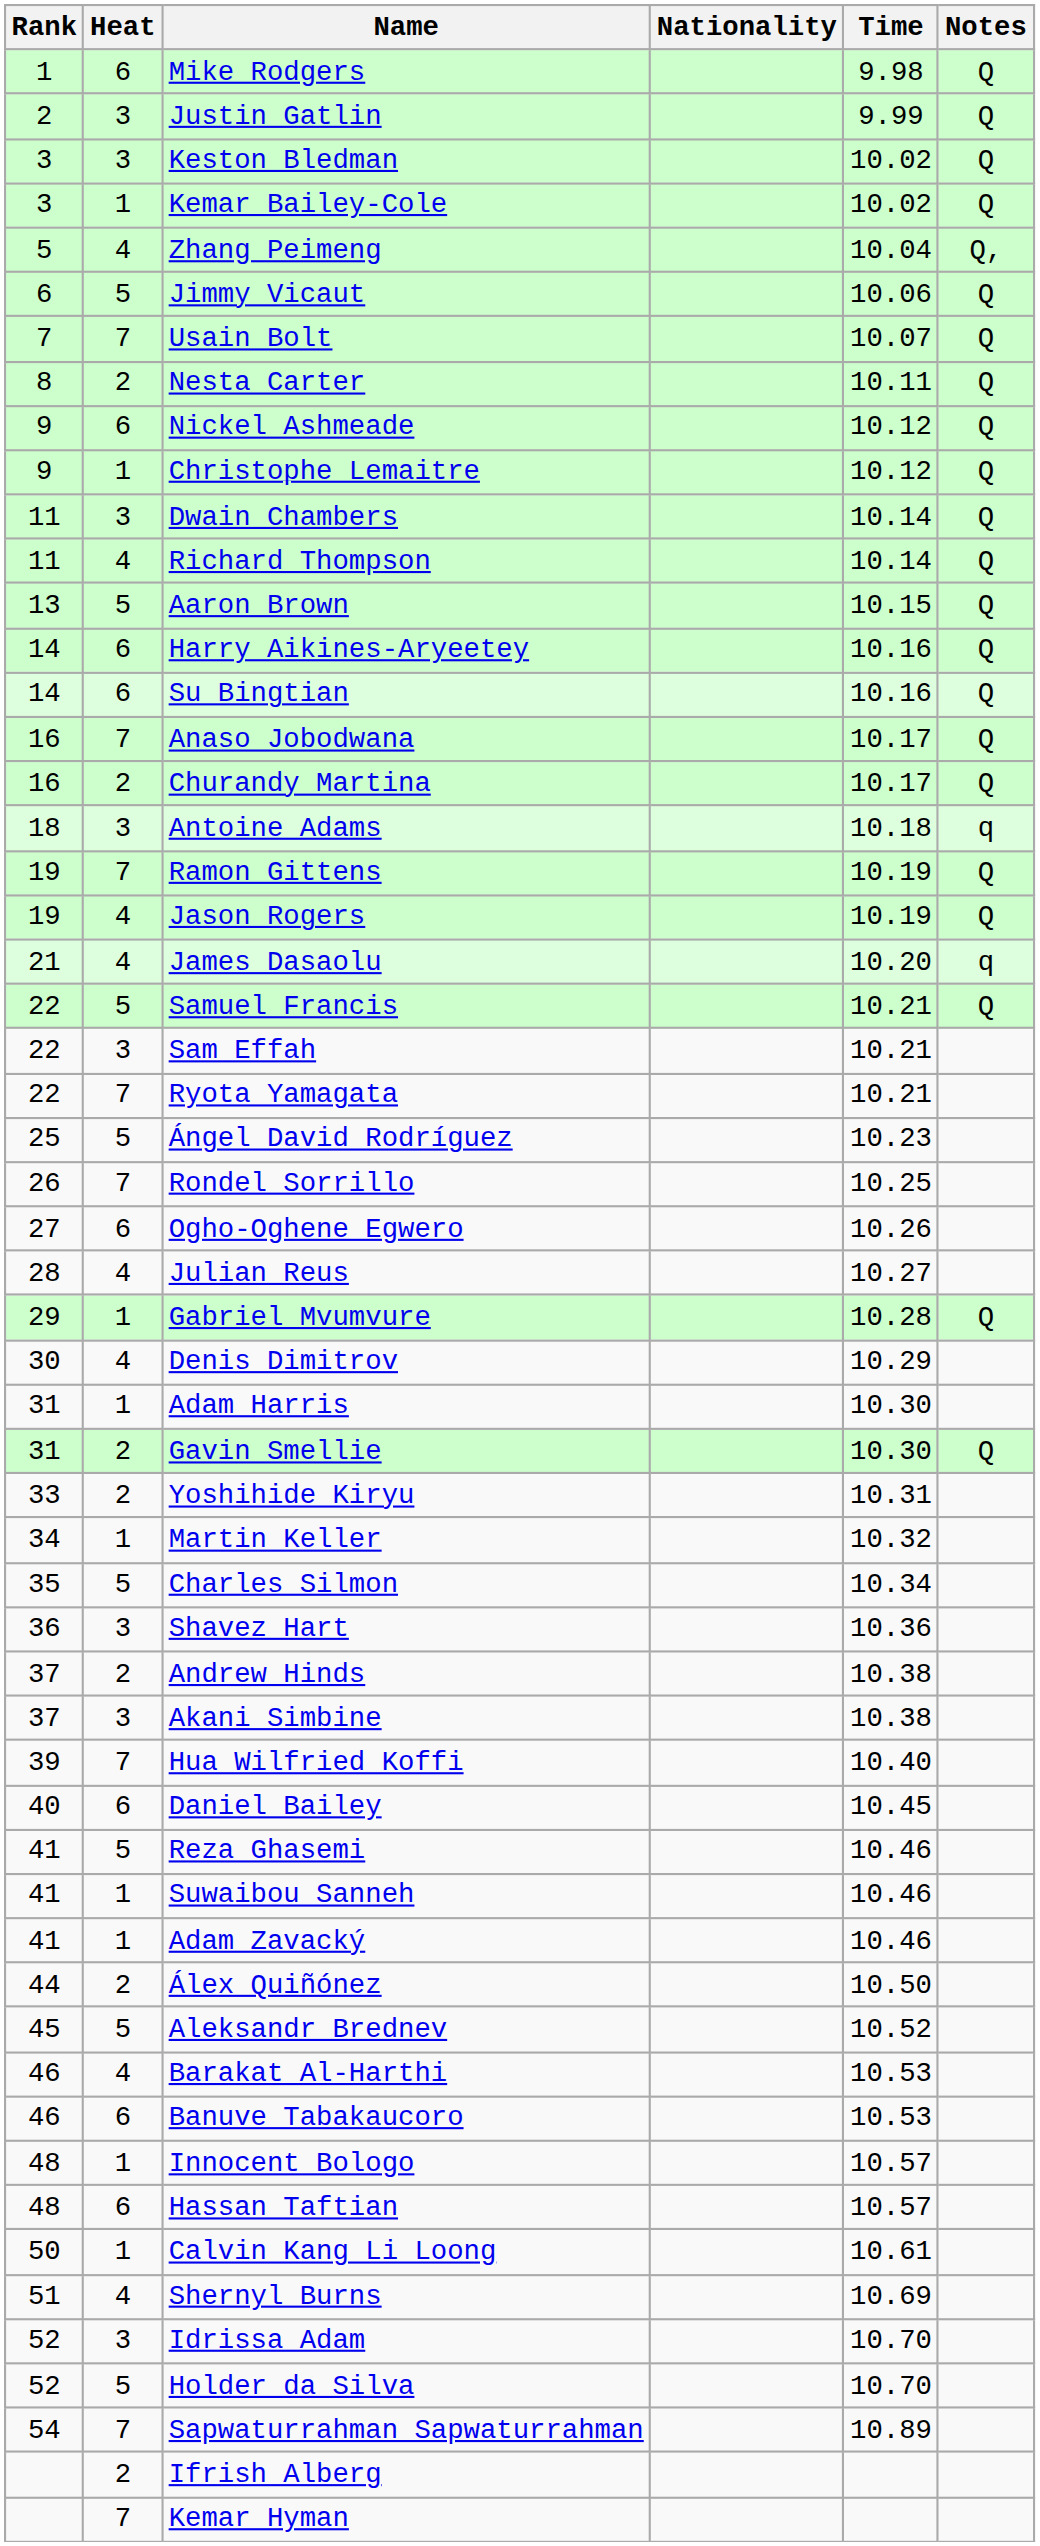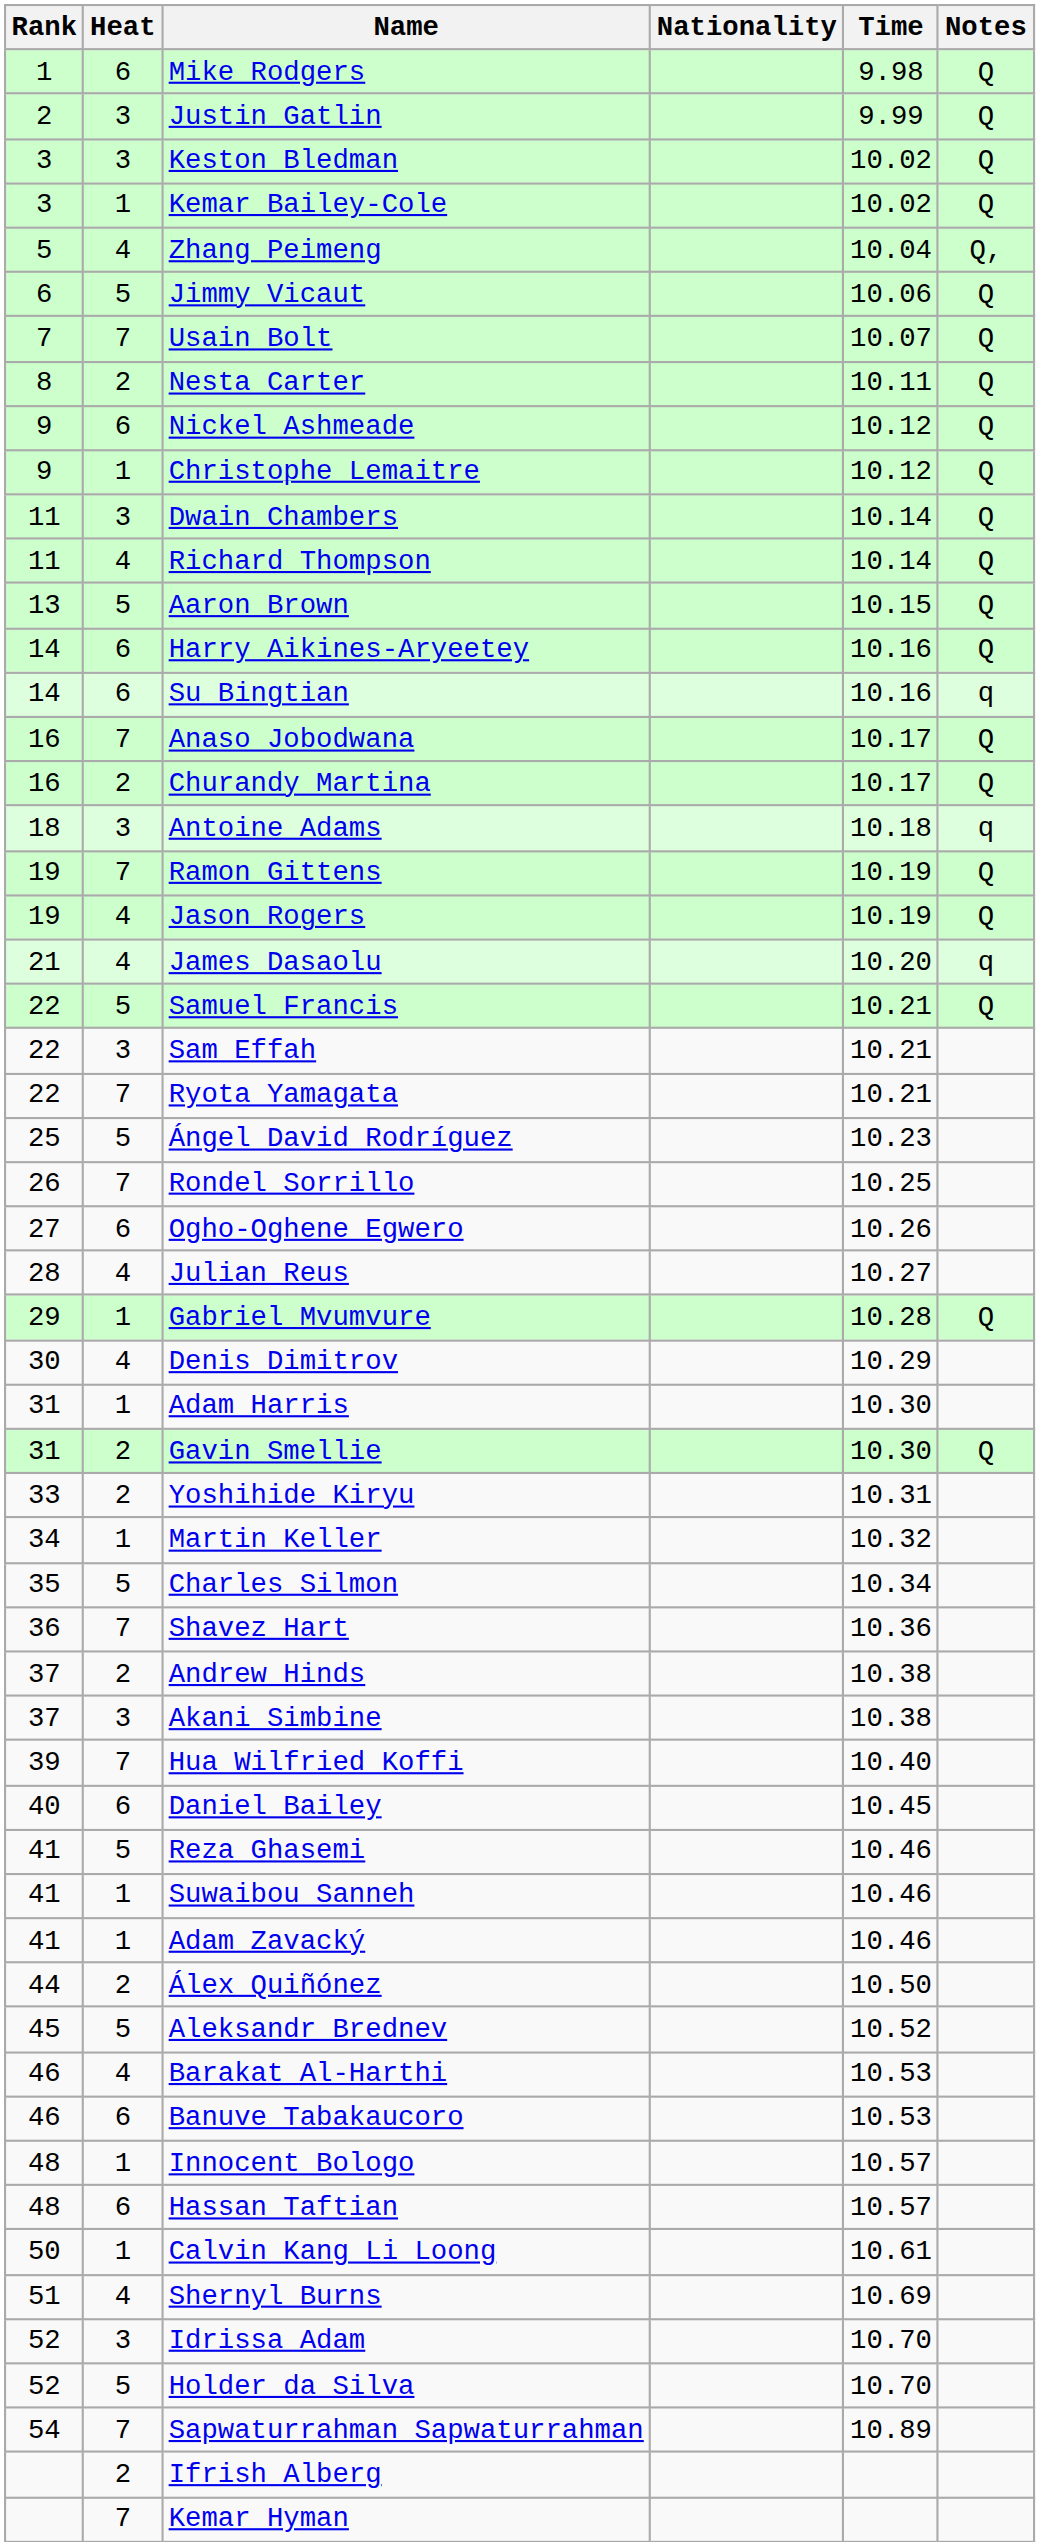(986, 695) Q -> (986, 695) q
(123, 1629) 3 -> (123, 1629) 7
